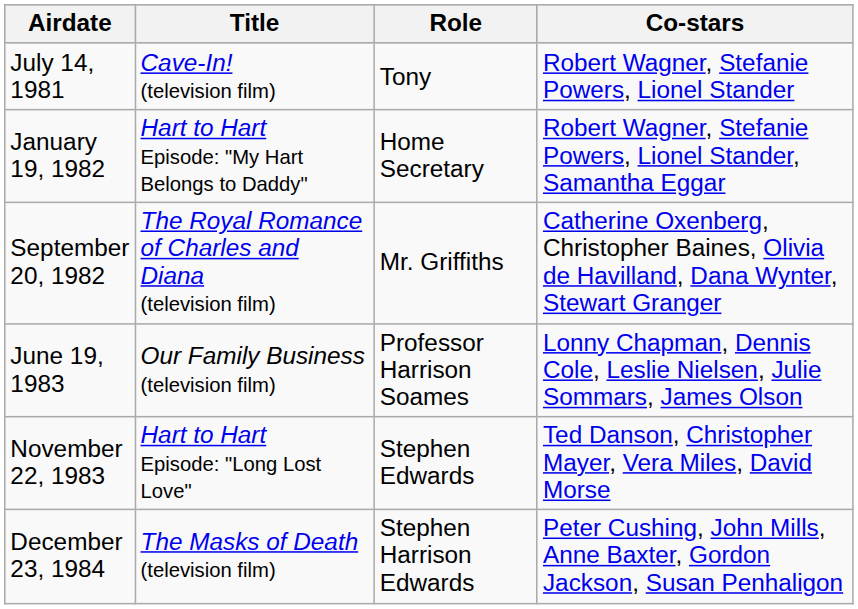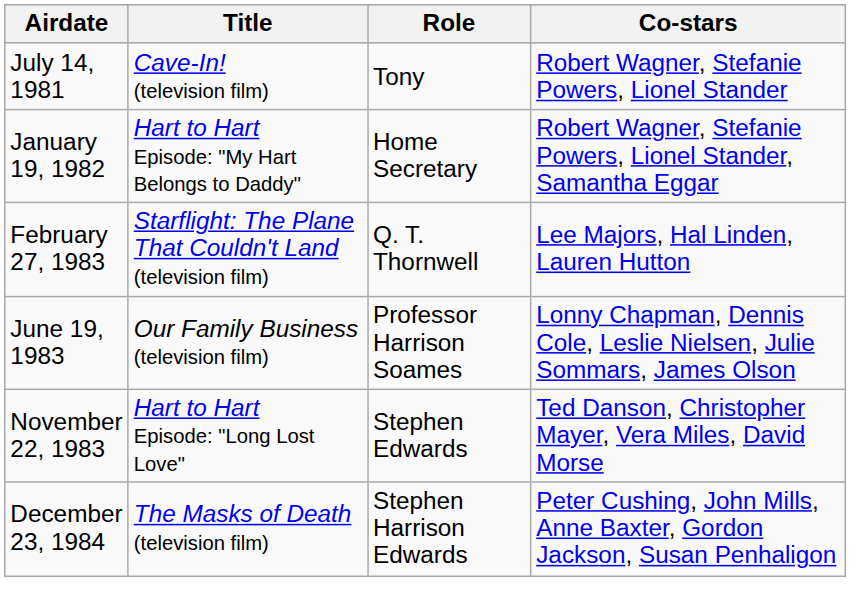- row: (70, 262)
+ row: (59, 248)
